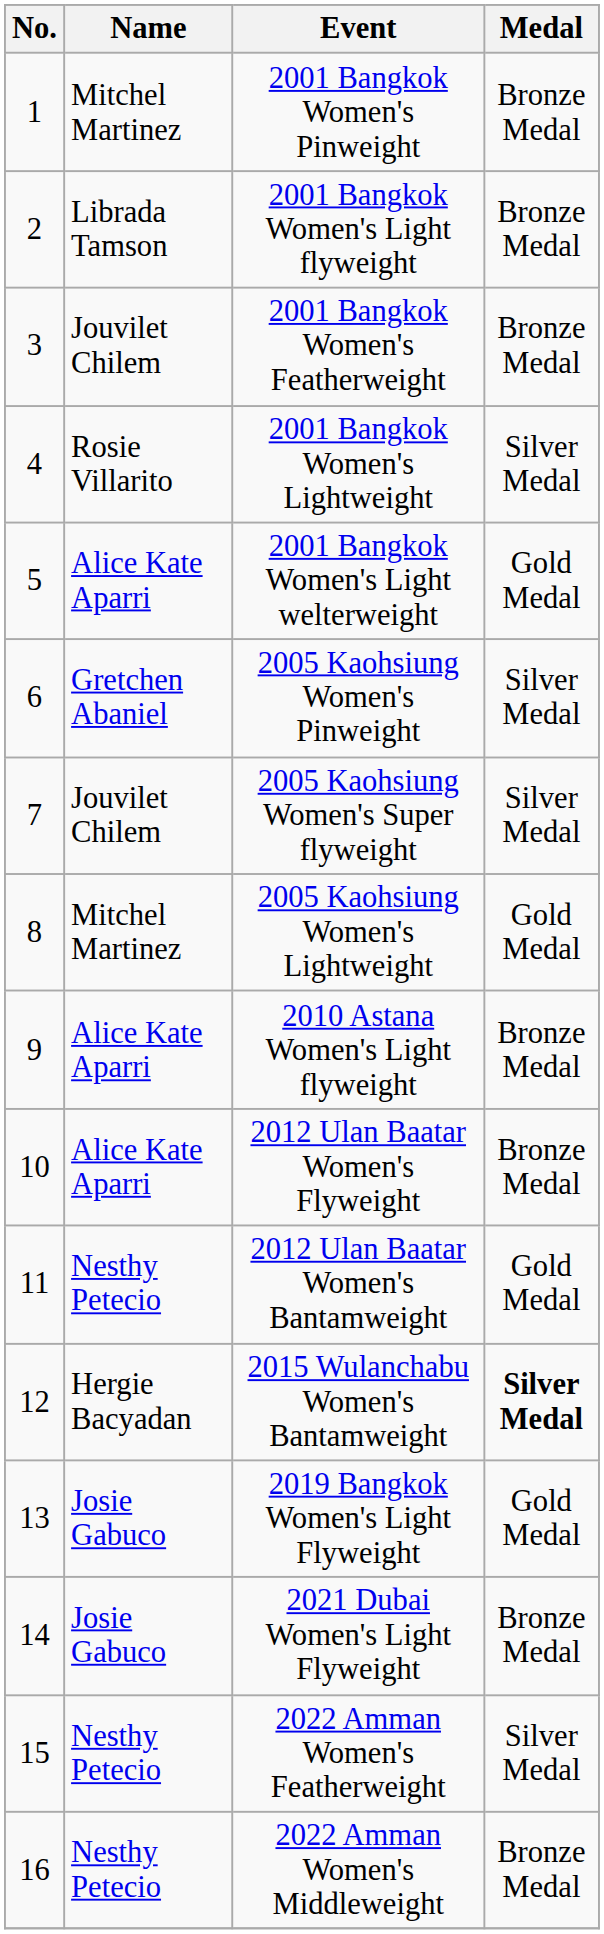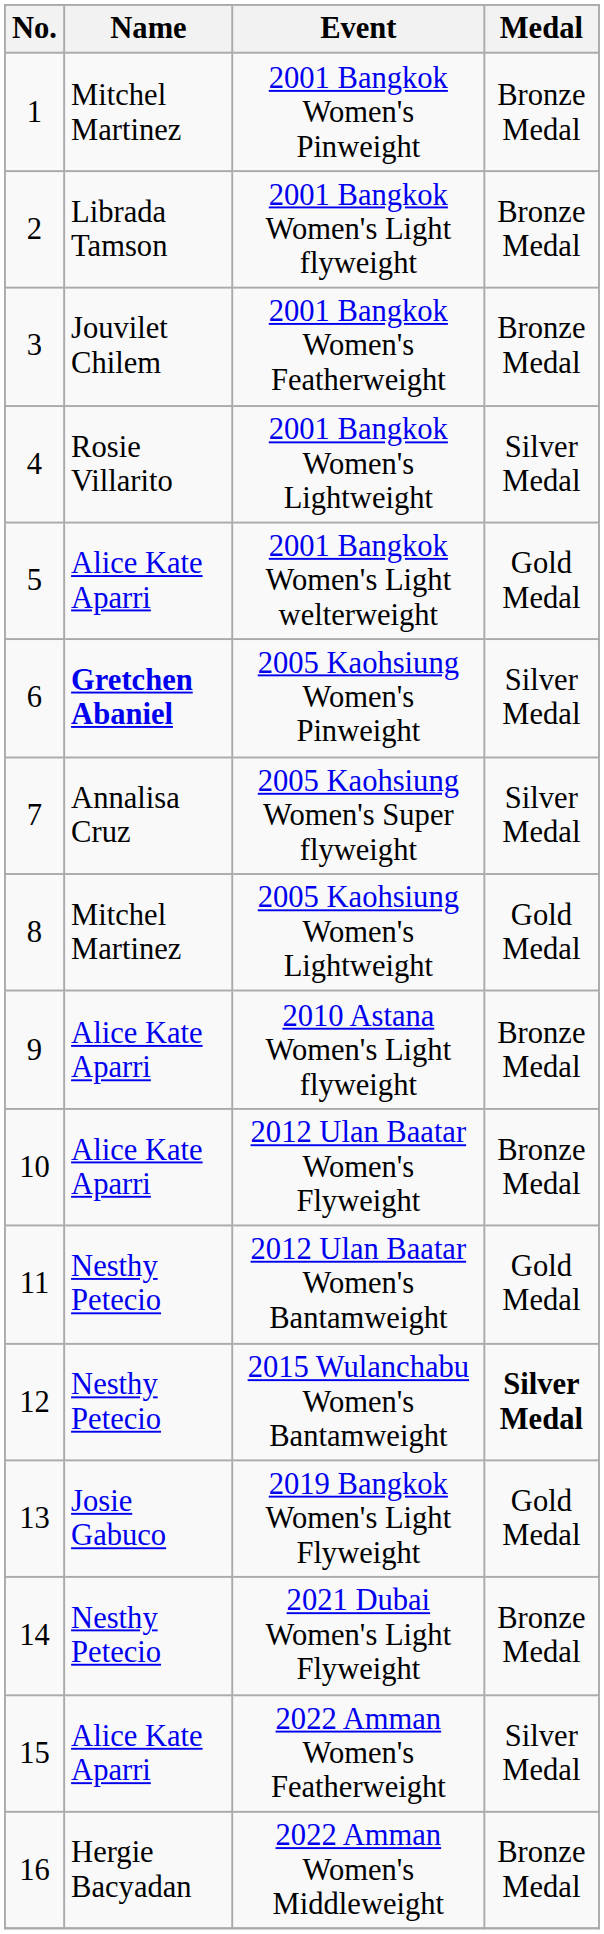(127, 697) normal -> (132, 697) bold
(119, 814) Jouvilet Chilem -> (125, 814) Annalisa Cruz
(131, 1401) Hergie Bacyadan -> (116, 1401) Nesthy Petecio
(119, 1635) Josie Gabuco -> (116, 1635) Nesthy Petecio
(116, 1752) Nesthy Petecio -> (137, 1752) Alice Kate Aparri
(116, 1869) Nesthy Petecio -> (131, 1869) Hergie Bacyadan
